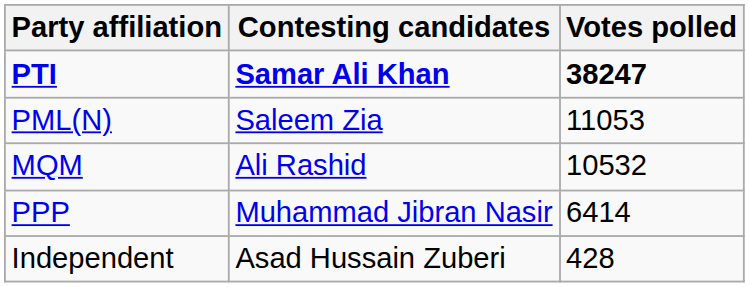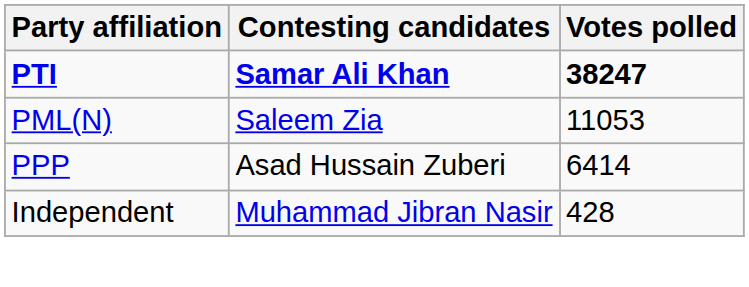- row: (47, 166)
(394, 212) Muhammad Jibran Nasir -> (371, 166) Asad Hussain Zuberi
(371, 258) Asad Hussain Zuberi -> (394, 212) Muhammad Jibran Nasir
